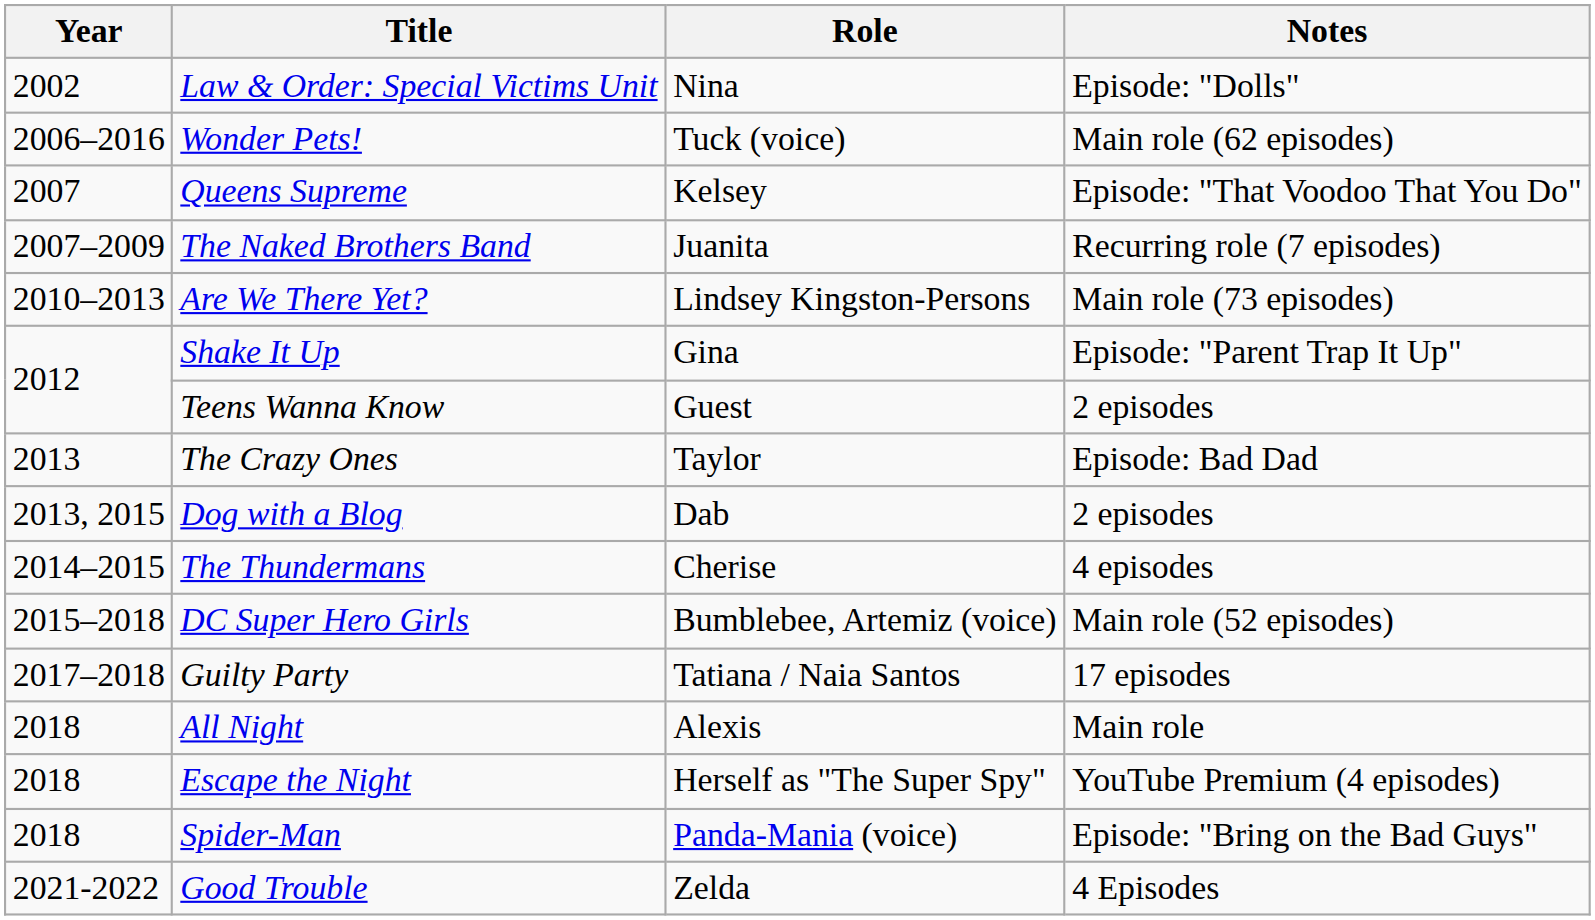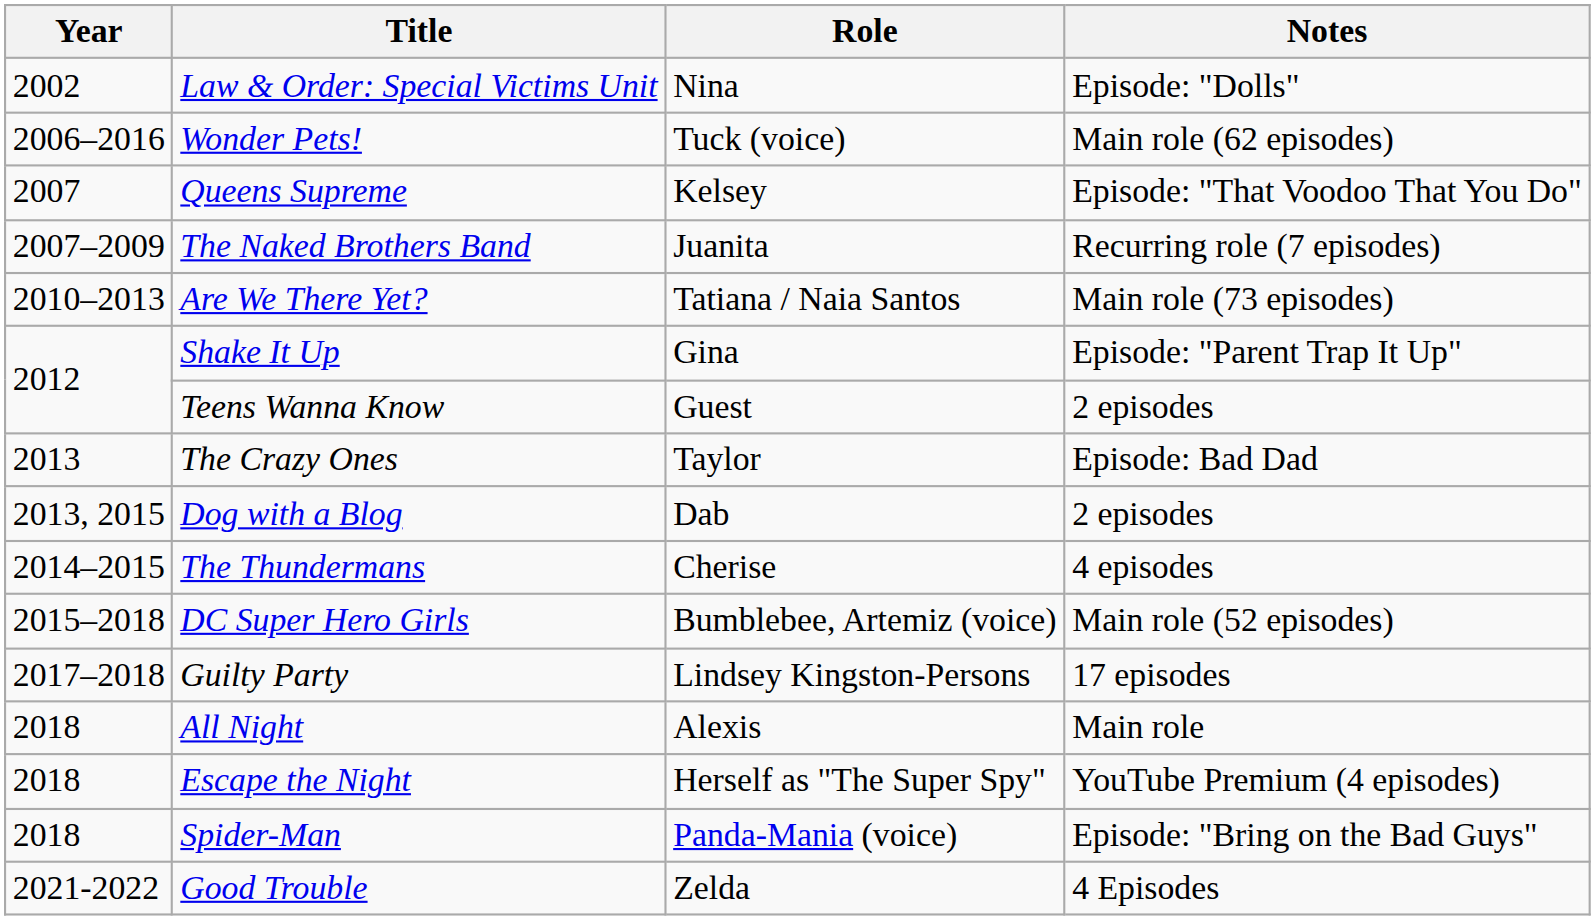(852, 298) Lindsey Kingston-Persons -> (817, 298) Tatiana / Naia Santos
(817, 673) Tatiana / Naia Santos -> (852, 673) Lindsey Kingston-Persons
